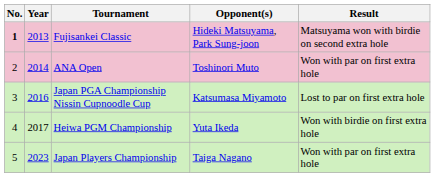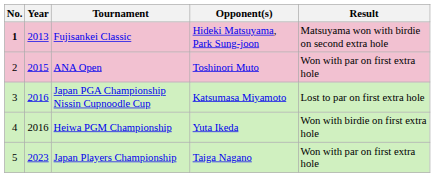(38, 67) 2014 -> (38, 67) 2015
(38, 127) 2017 -> (38, 127) 2016
